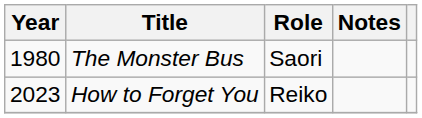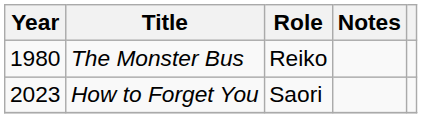(296, 58) Saori -> (298, 58) Reiko
(298, 94) Reiko -> (296, 94) Saori
